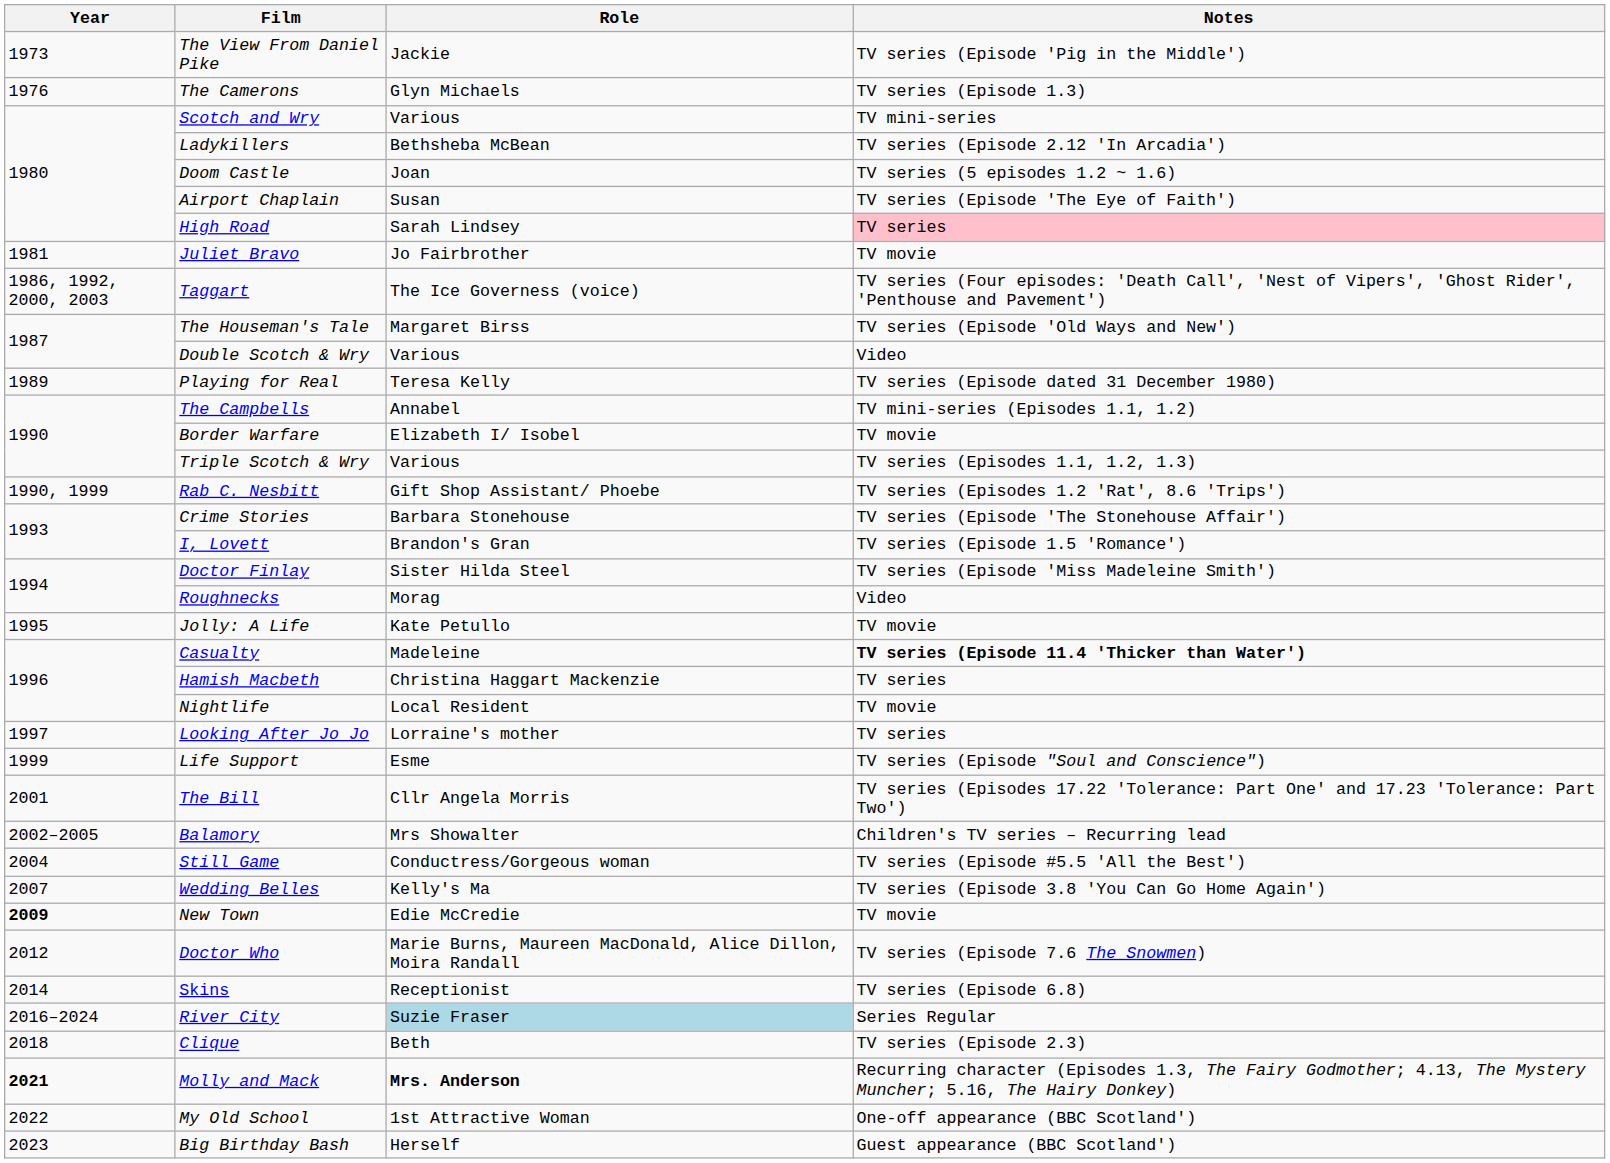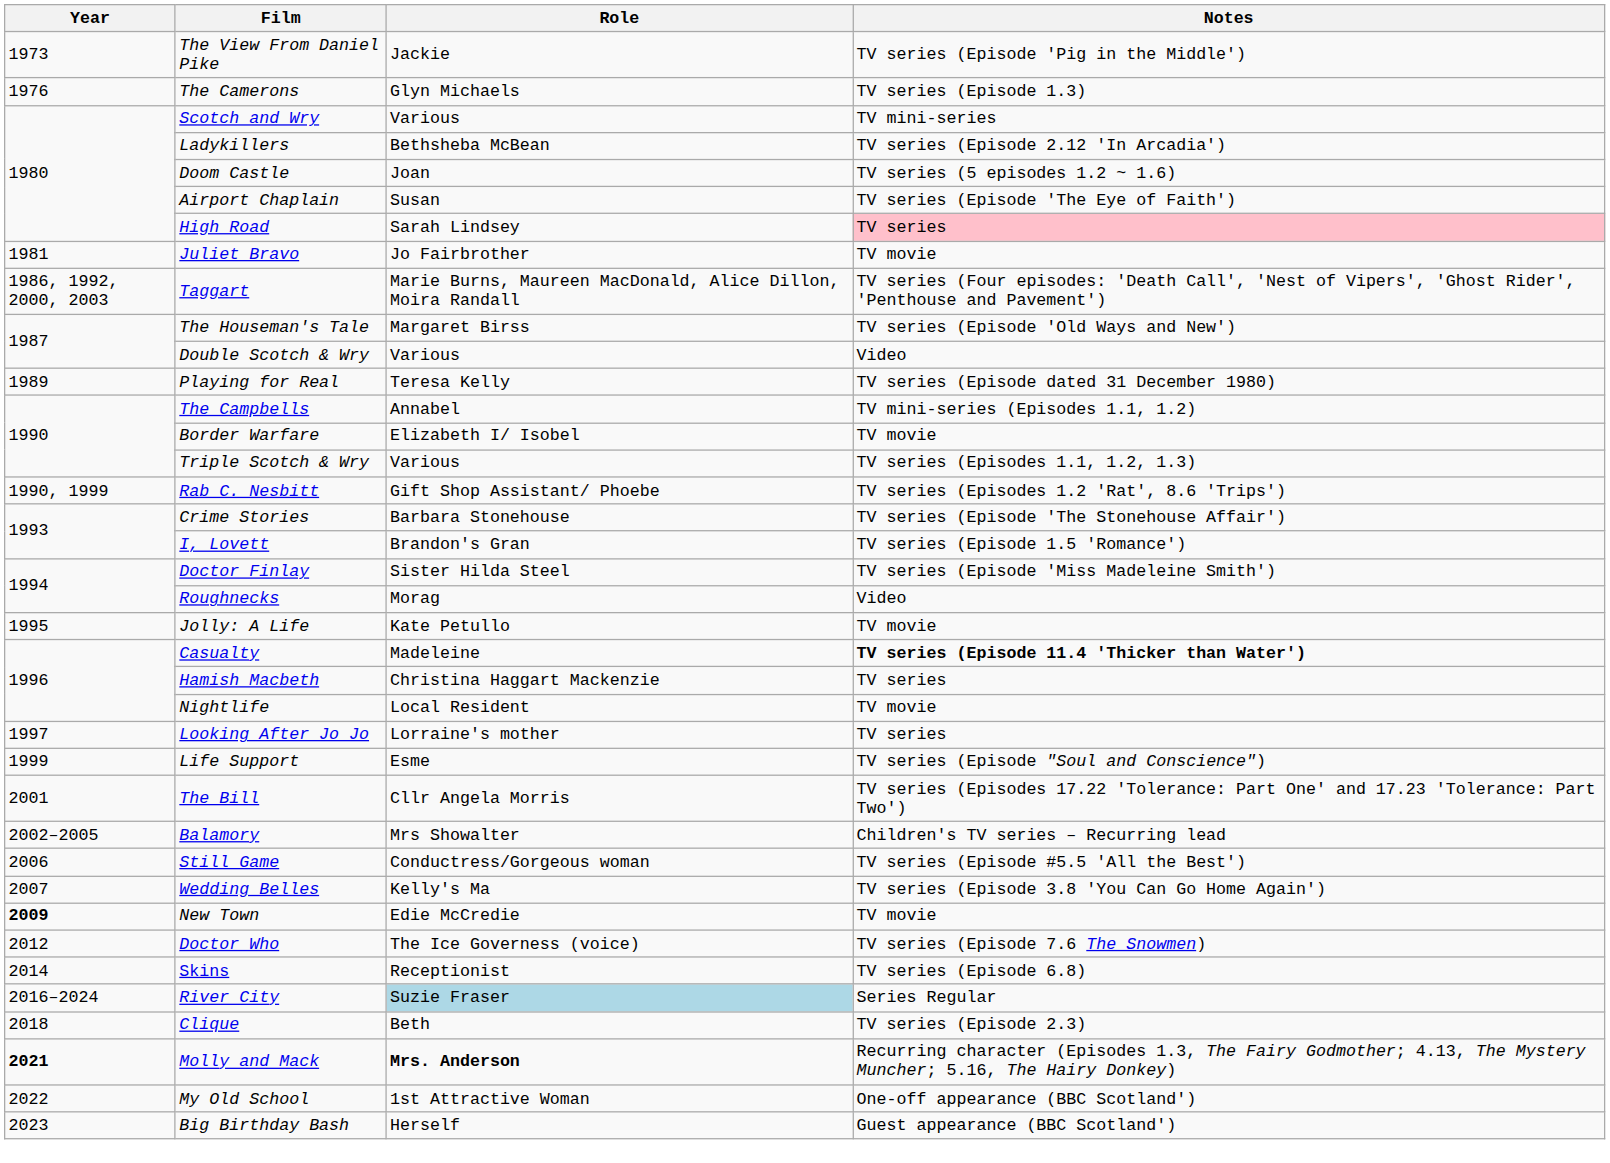(515, 291) The Ice Governess (voice) -> (615, 291) Marie Burns, Maureen MacDonald, Alice Dillon, Moira Randall
(29, 862) 2004 -> (29, 862) 2006
(615, 953) Marie Burns, Maureen MacDonald, Alice Dillon, Moira Randall -> (515, 944) The Ice Governess (voice)
